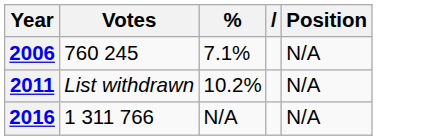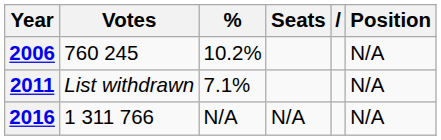+ column: (298, 20)
(227, 53) 7.1% -> (233, 53) 10.2%
(233, 85) 10.2% -> (227, 85) 7.1%
